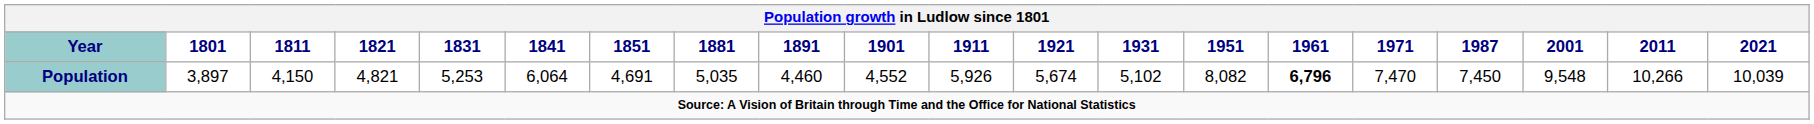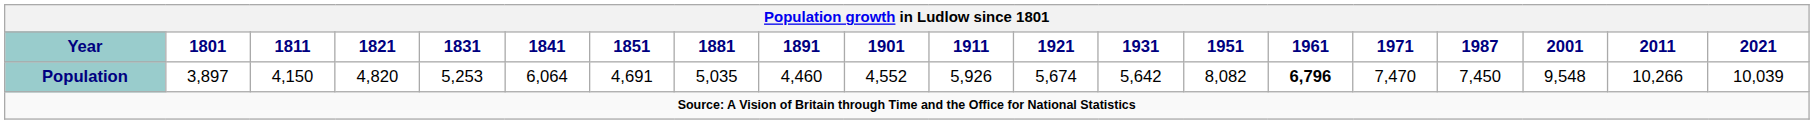(377, 76) 4,821 -> (377, 76) 4,820
(1141, 76) 5,102 -> (1141, 76) 5,642
